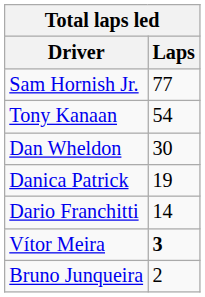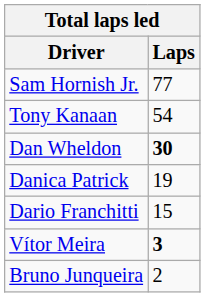(162, 148) normal -> (162, 148) bold
(162, 212) 14 -> (162, 212) 15
